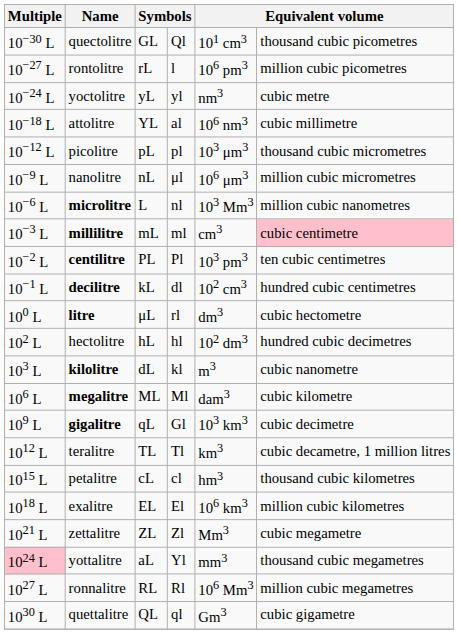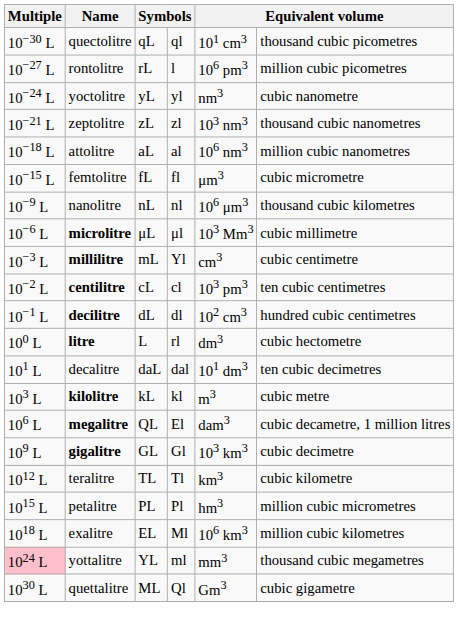(148, 41) GL -> (147, 41) qL
(178, 41) Ql -> (177, 41) ql
(295, 96) cubic metre -> (309, 96) cubic nanometre
+ row: (96, 123)
(148, 123) YL -> (146, 150) aL
(309, 123) cubic millimetre -> (335, 150) million cubic nanometres
+ row: (98, 178)
- row: (93, 150)
(177, 178) μl -> (177, 205) nl
(338, 178) million cubic micrometres -> (338, 205) thousand cubic kilometres
(143, 205) L -> (147, 232) μL
(177, 205) nl -> (177, 232) μl
(335, 205) million cubic nanometres -> (309, 232) cubic millimetre
(179, 232) ml -> (178, 260) Yl
(309, 232) pink background -> (309, 260) no background
(147, 260) PL -> (146, 287) cL
(177, 260) Pl -> (176, 287) cl
(147, 287) kL -> (147, 314) dL
(147, 314) μL -> (143, 342) L
+ row: (94, 369)
- row: (96, 342)
(147, 369) dL -> (147, 396) kL
(309, 369) cubic nanometre -> (295, 396) cubic metre
(149, 396) ML -> (148, 424) QL
(180, 396) Ml -> (178, 424) El
(306, 396) cubic kilometre -> (355, 424) cubic decametre, 1 million litres
(147, 424) qL -> (148, 451) GL
(355, 451) cubic decametre, 1 million litres -> (306, 478) cubic kilometre
(146, 478) cL -> (147, 506) PL
(176, 478) cl -> (177, 506) Pl
(338, 478) thousand cubic kilometres -> (338, 506) million cubic micrometres
(178, 506) El -> (180, 533) Ml
- row: (94, 533)
(146, 560) aL -> (148, 560) YL
(178, 560) Yl -> (179, 560) ml
- row: (97, 588)
(148, 615) QL -> (149, 588) ML
(177, 615) ql -> (178, 588) Ql
